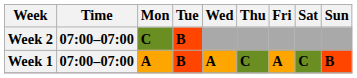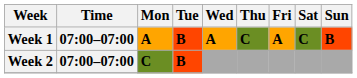rows swapped: (30, 61) <-> (30, 38)
